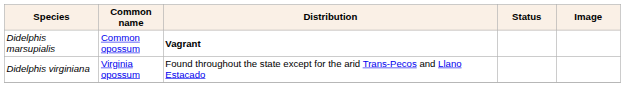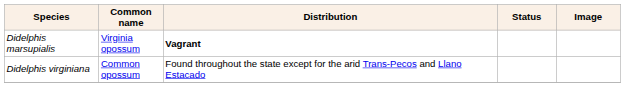(120, 43) Common opossum -> (120, 43) Virginia opossum
(120, 69) Virginia opossum -> (120, 69) Common opossum
